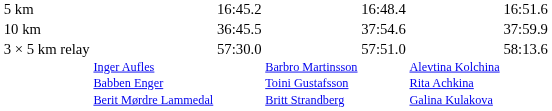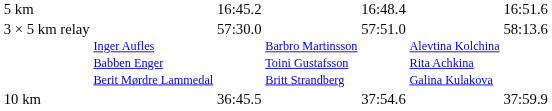rows swapped: (22, 29) <-> (47, 49)
